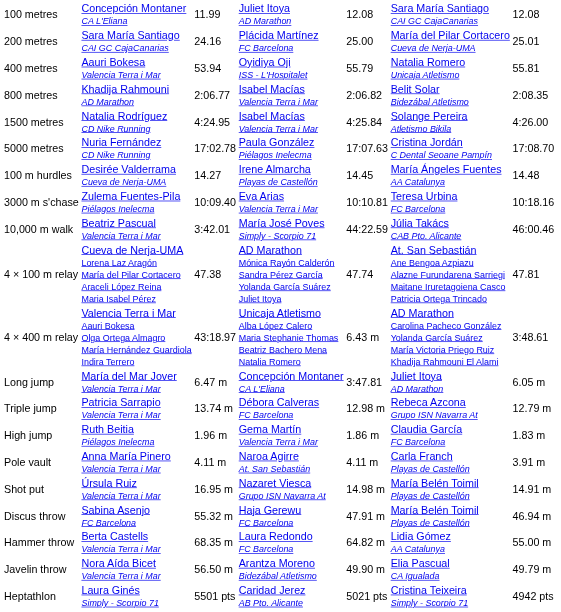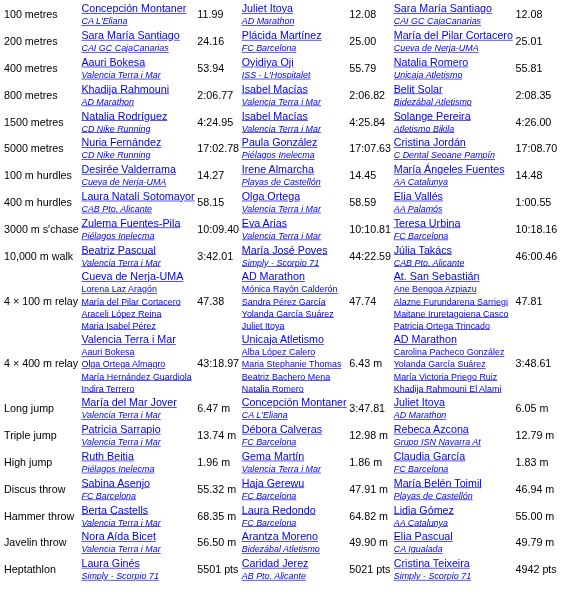+ row: (38, 202)
- row: (28, 462)
- row: (24, 489)
